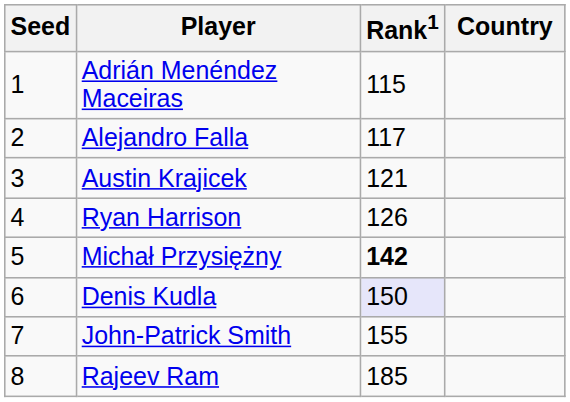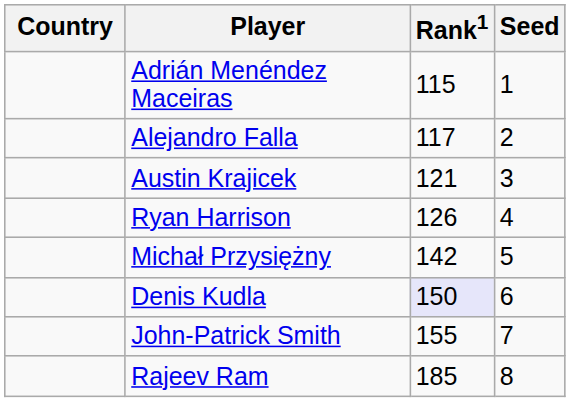columns swapped: (505, 27) <-> (40, 27)
(387, 257) bold -> (437, 257) normal
